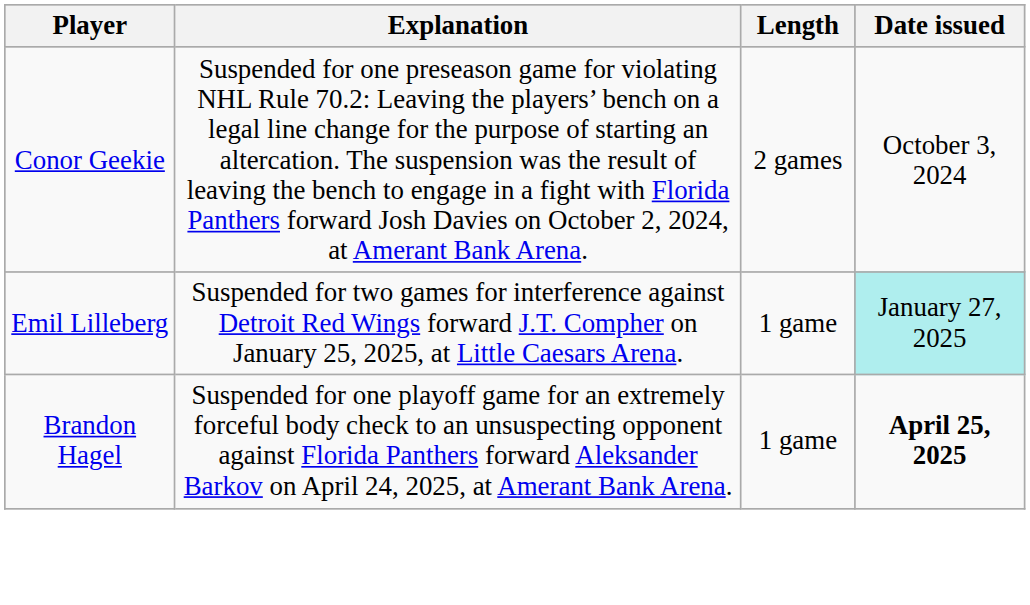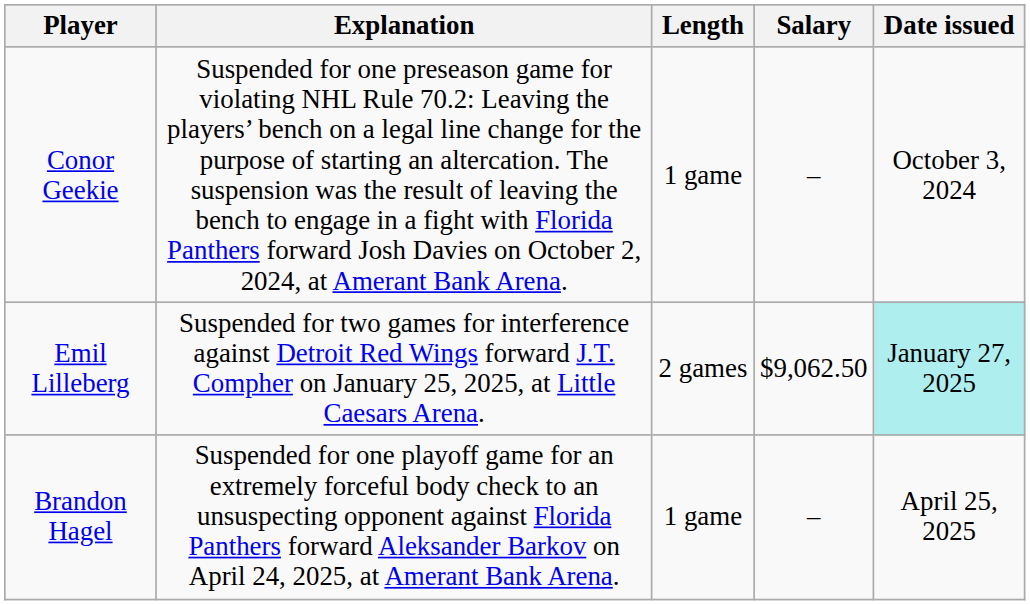+ column: (814, 25)
(798, 159) 2 games -> (703, 174) 1 game
(798, 322) 1 game -> (703, 368) 2 games
(940, 440) bold -> (949, 516) normal
